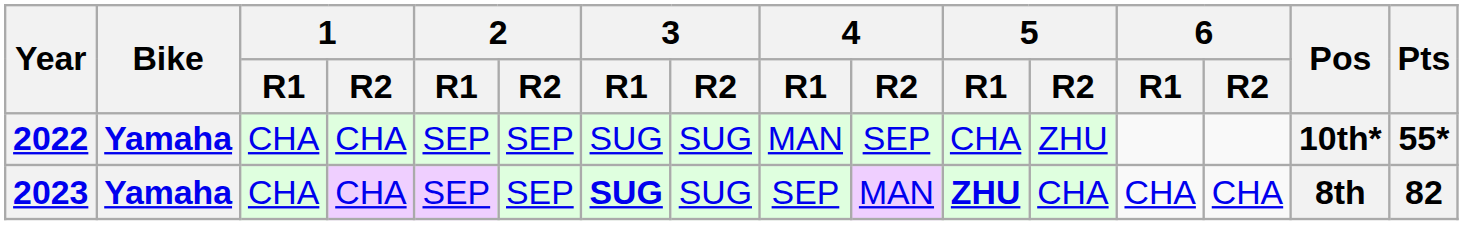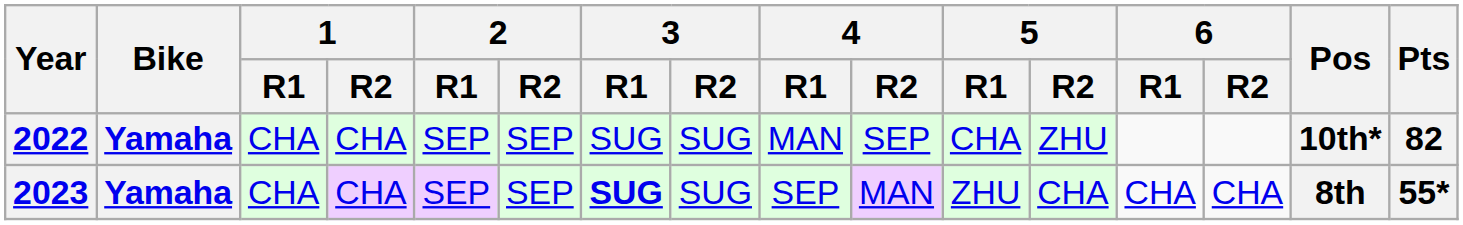(1424, 139) 55* -> (1424, 139) 82
(986, 193) bold -> (986, 193) normal
(1424, 193) 82 -> (1424, 193) 55*
